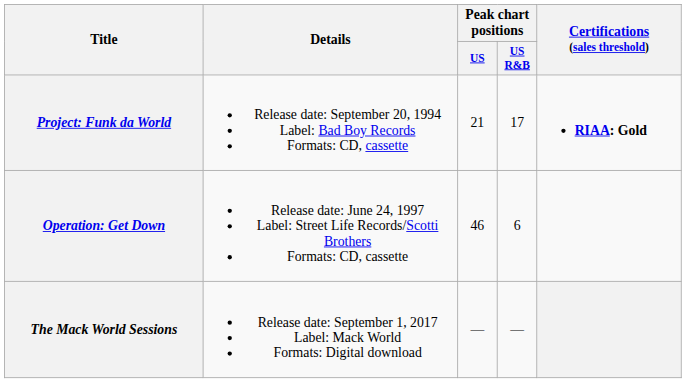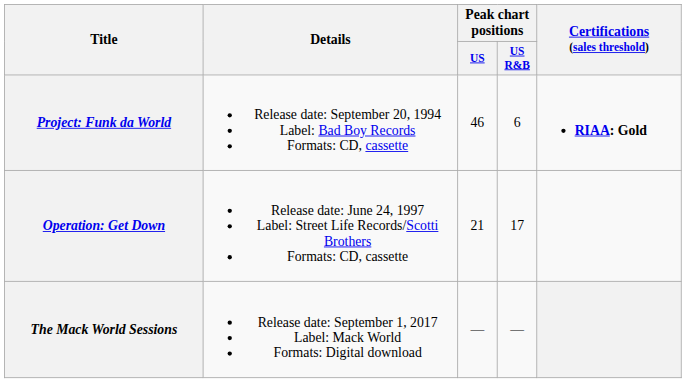(477, 122) 21 -> (477, 122) 46
(517, 122) 17 -> (517, 122) 6
(477, 226) 46 -> (477, 226) 21
(517, 226) 6 -> (517, 226) 17
